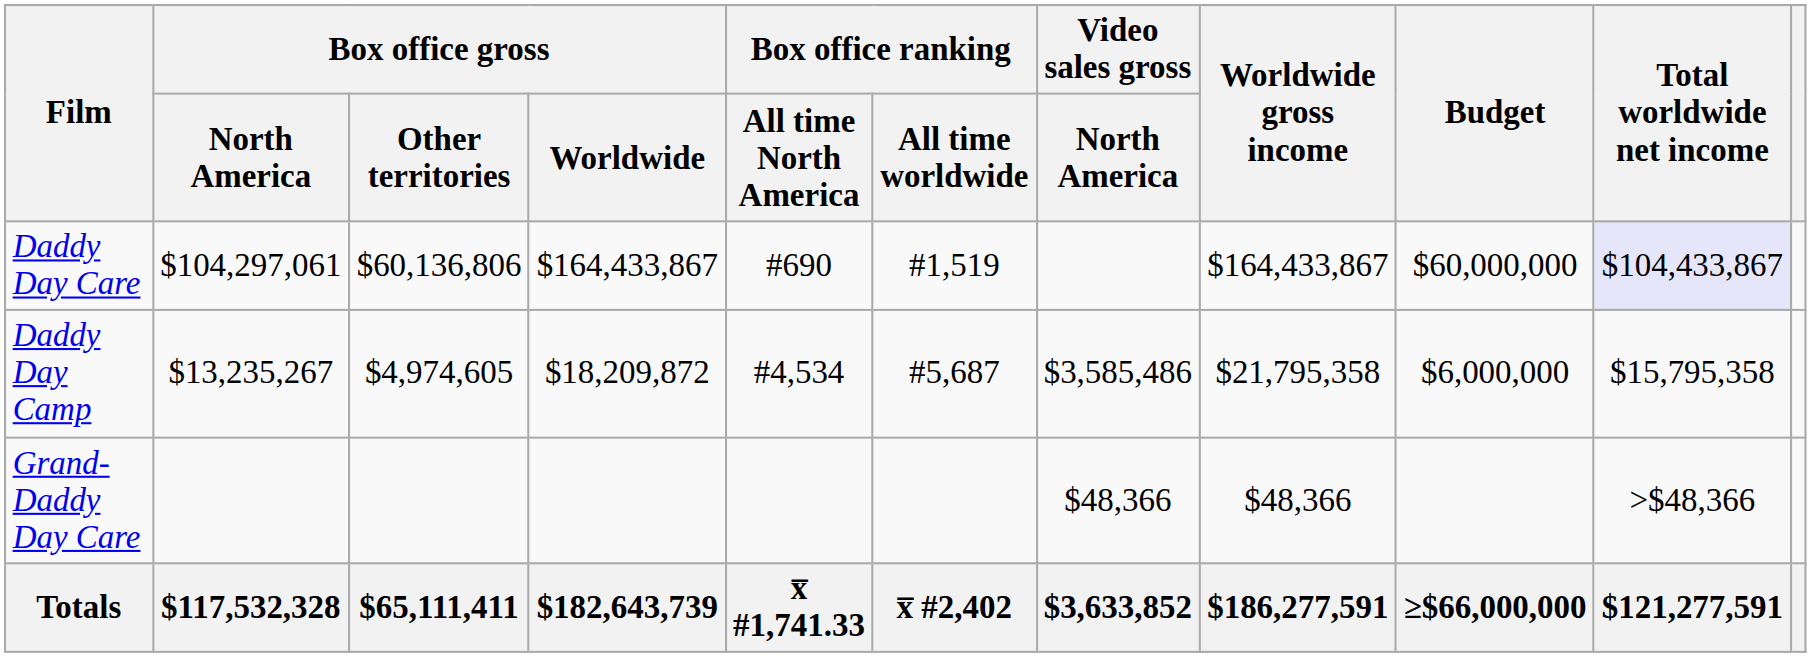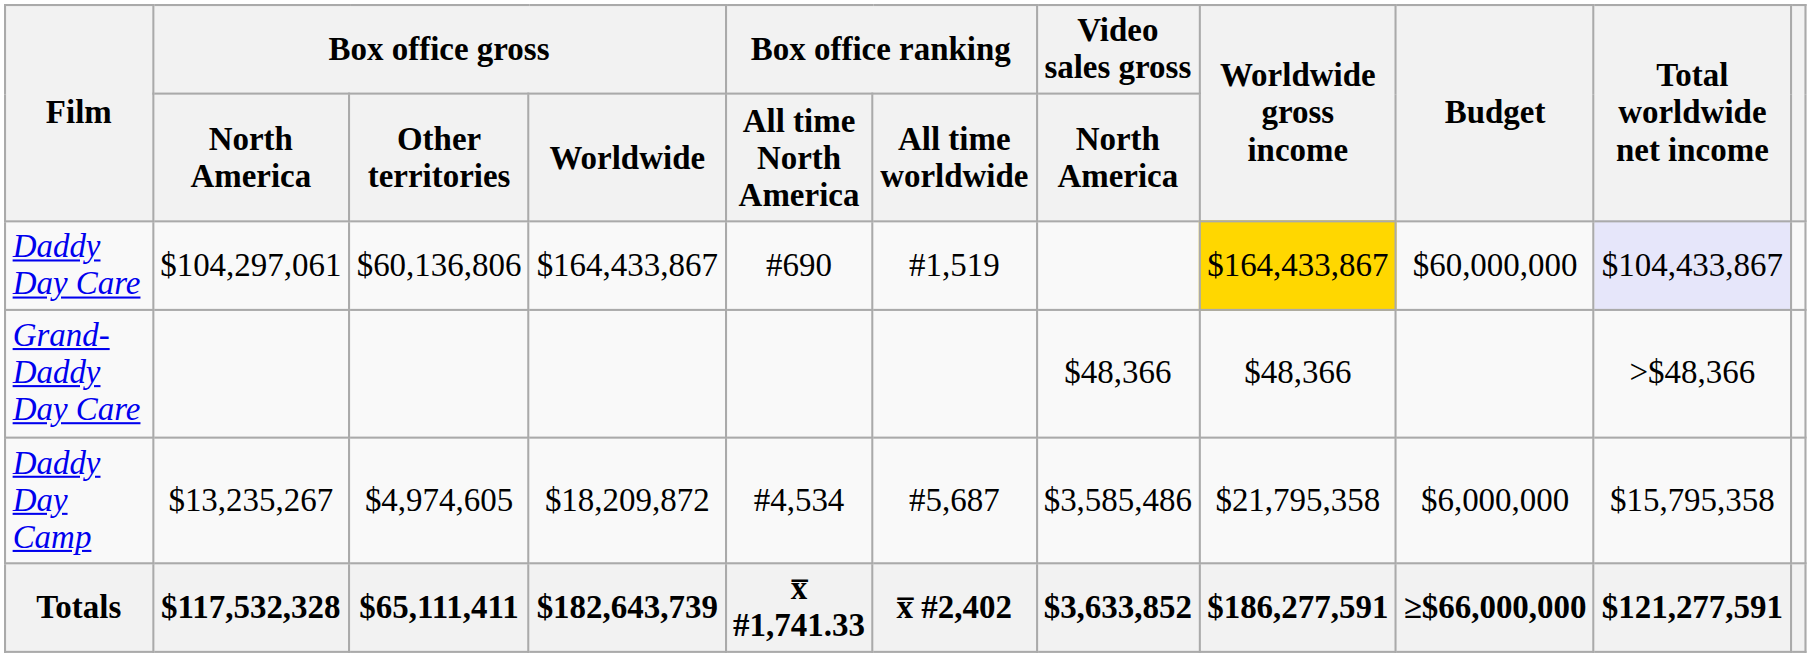(1298, 264) no background -> (1298, 264) gold background
rows swapped: (57, 372) <-> (77, 499)
